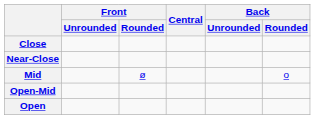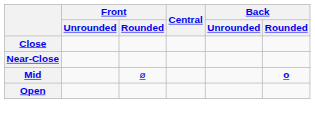(286, 75) normal -> (286, 75) bold
- row: (33, 91)
